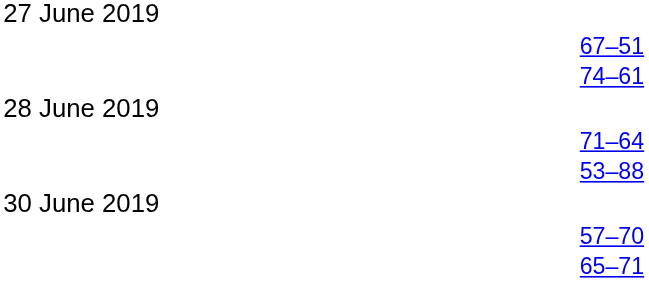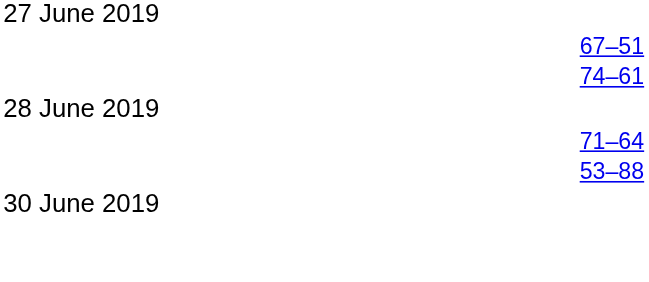- row: (255, 236)
- row: (255, 266)
